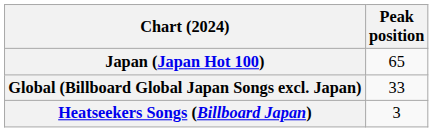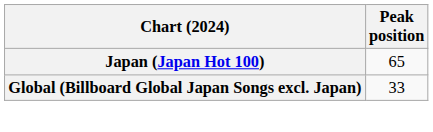- row: (185, 113)
